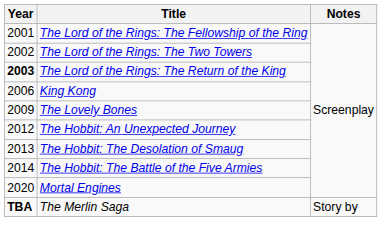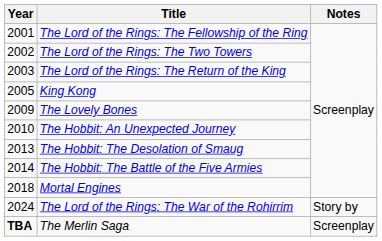(21, 71) bold -> (21, 71) normal
(21, 91) 2006 -> (21, 91) 2005
(21, 129) 2012 -> (21, 129) 2010
(21, 187) 2020 -> (21, 187) 2018
+ row: (166, 206)
(335, 206) Story by -> (344, 226) Screenplay
